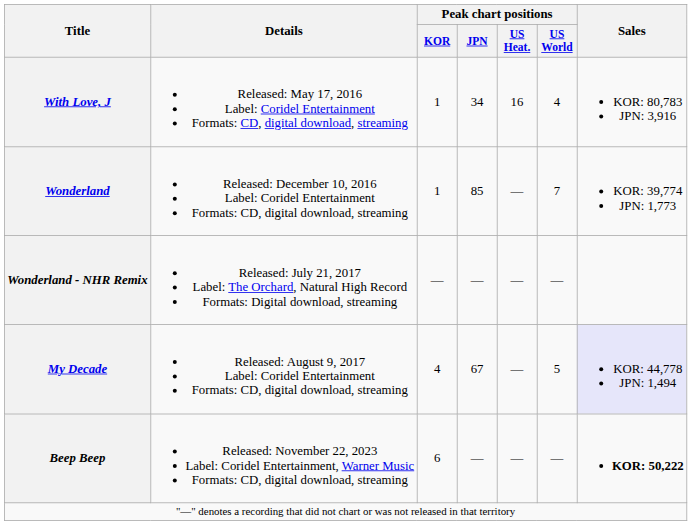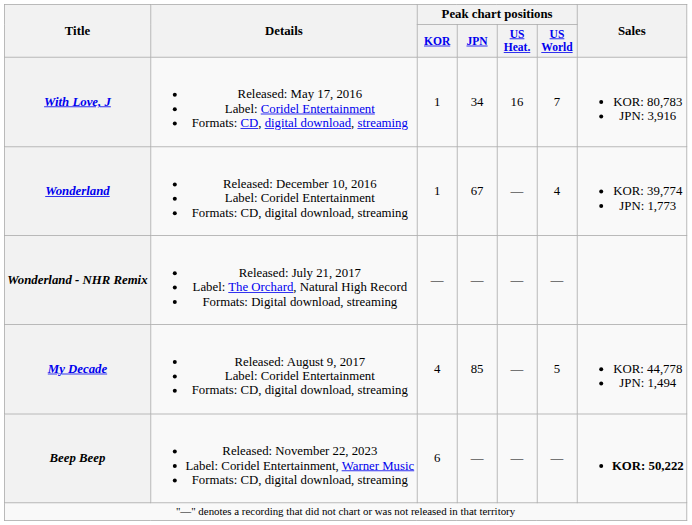(557, 101) 4 -> (557, 101) 7
(477, 191) 85 -> (477, 191) 67
(557, 191) 7 -> (557, 191) 4
(477, 369) 67 -> (477, 369) 85
(632, 376) lavender background -> (632, 376) no background
